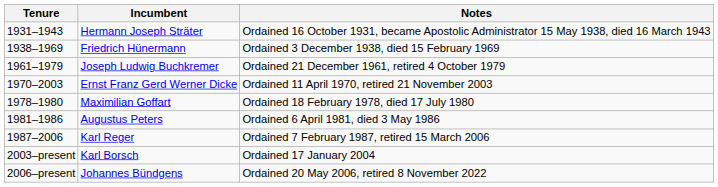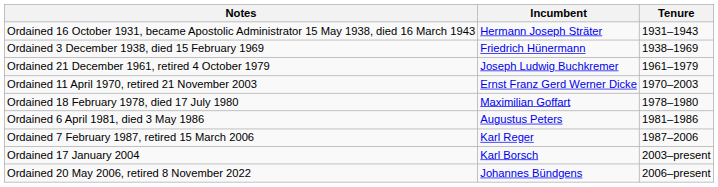columns swapped: (41, 13) <-> (476, 13)
